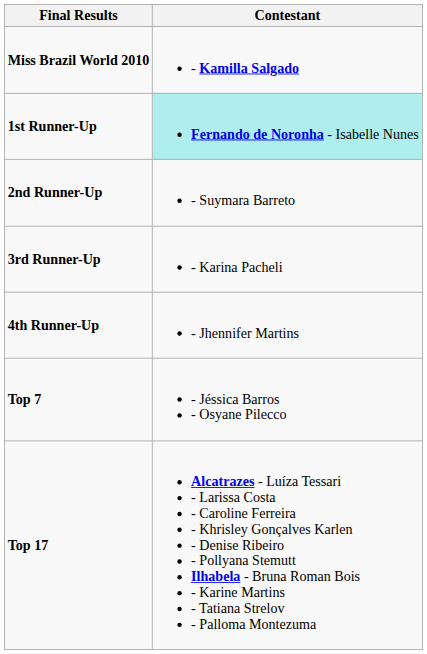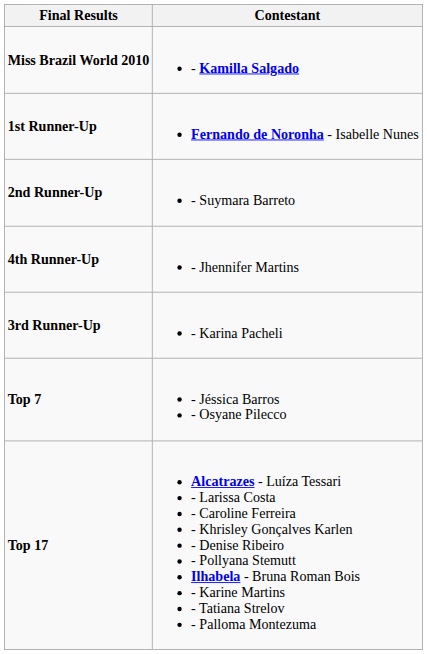(287, 134) paleturquoise background -> (287, 134) no background
rows swapped: (54, 258) <-> (53, 325)
